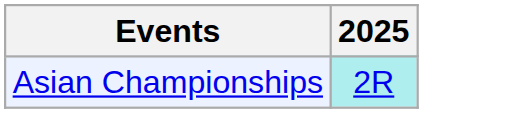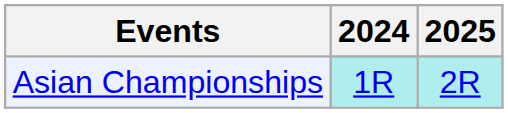+ column: (374, 31)
